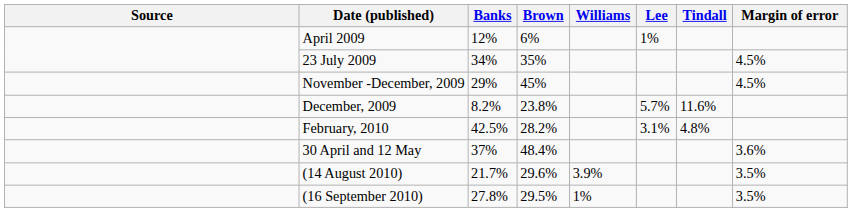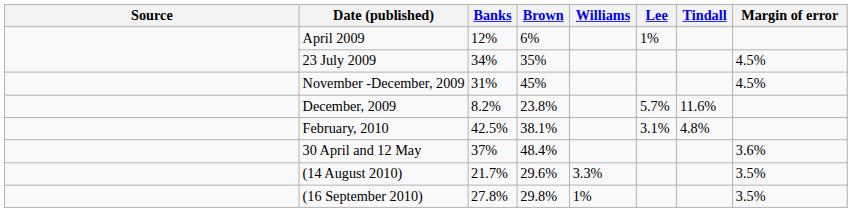(484, 83) 29% -> (484, 83) 31%
(539, 128) 28.2% -> (539, 128) 38.1%
(588, 173) 3.9% -> (588, 173) 3.3%
(539, 196) 29.5% -> (539, 196) 29.8%
